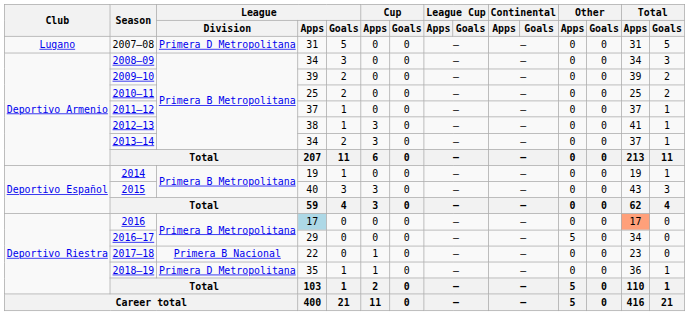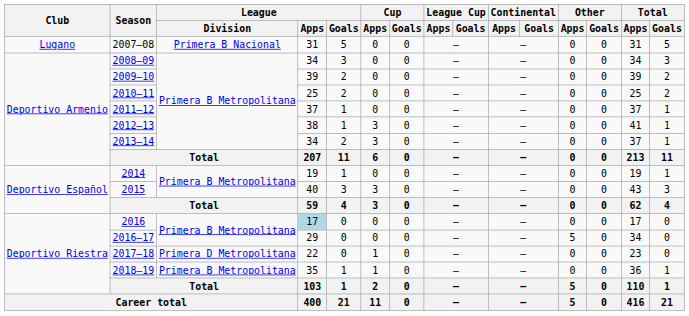(227, 45) Primera D Metropolitana -> (227, 45) Primera B Nacional
(636, 222) lightsalmon background -> (636, 222) no background
(227, 254) Primera B Nacional -> (227, 254) Primera D Metropolitana
(227, 270) Primera D Metropolitana -> (227, 270) Primera B Metropolitana
